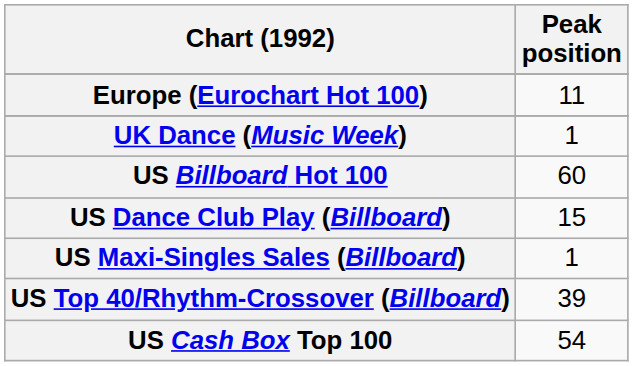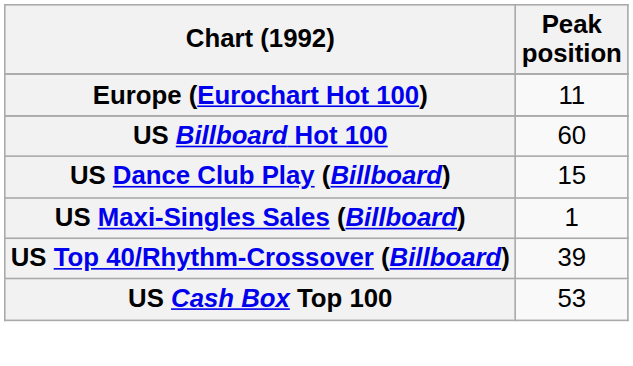- row: (260, 135)
(572, 339) 54 -> (572, 299) 53
